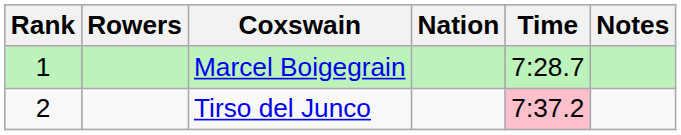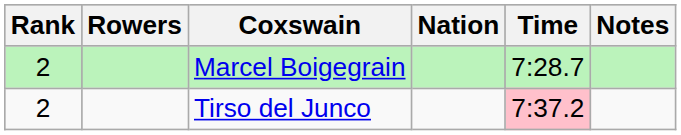(43, 66) 1 -> (43, 66) 2
